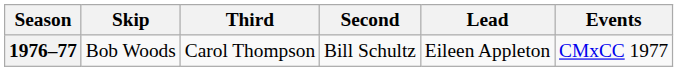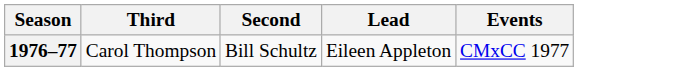- column: (131, 19)
